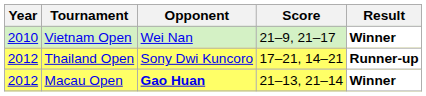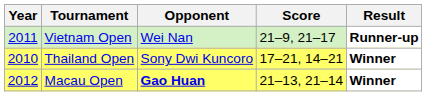(23, 37) 2010 -> (23, 37) 2011
(373, 37) Winner -> (384, 37) Runner-up
(23, 59) 2012 -> (23, 59) 2010
(384, 59) Runner-up -> (373, 59) Winner
